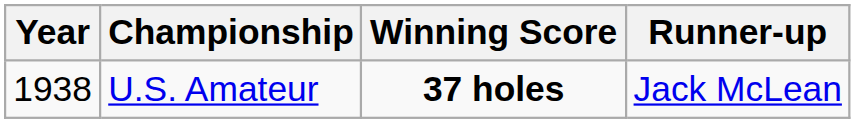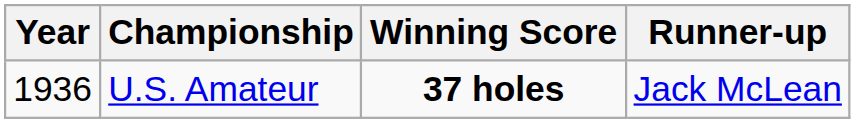(53, 88) 1938 -> (53, 88) 1936
